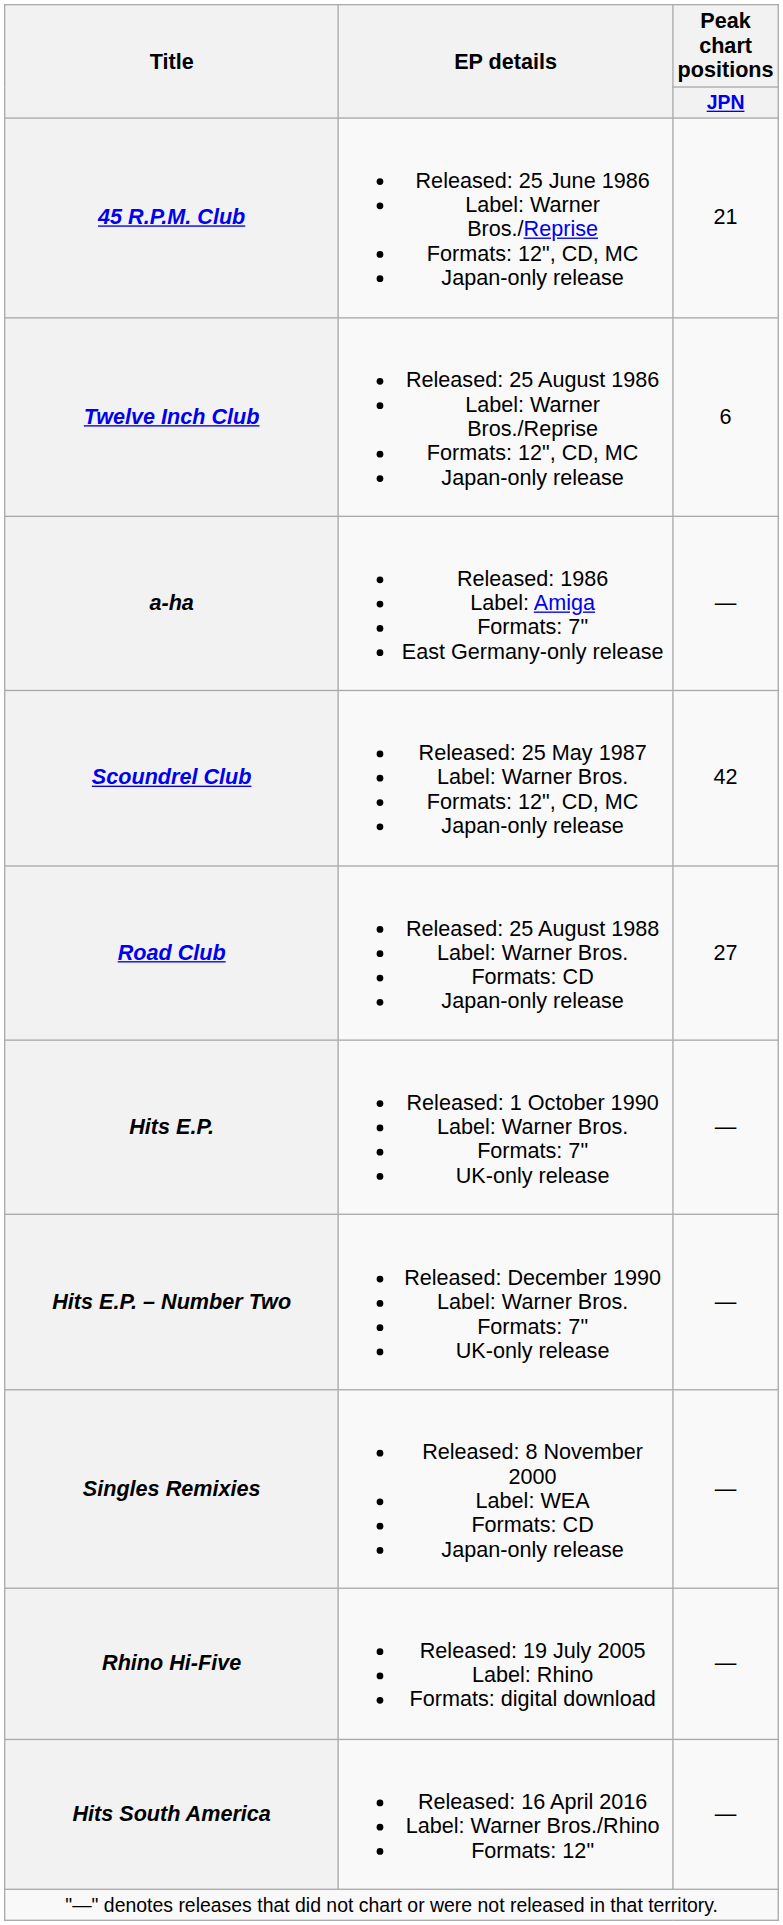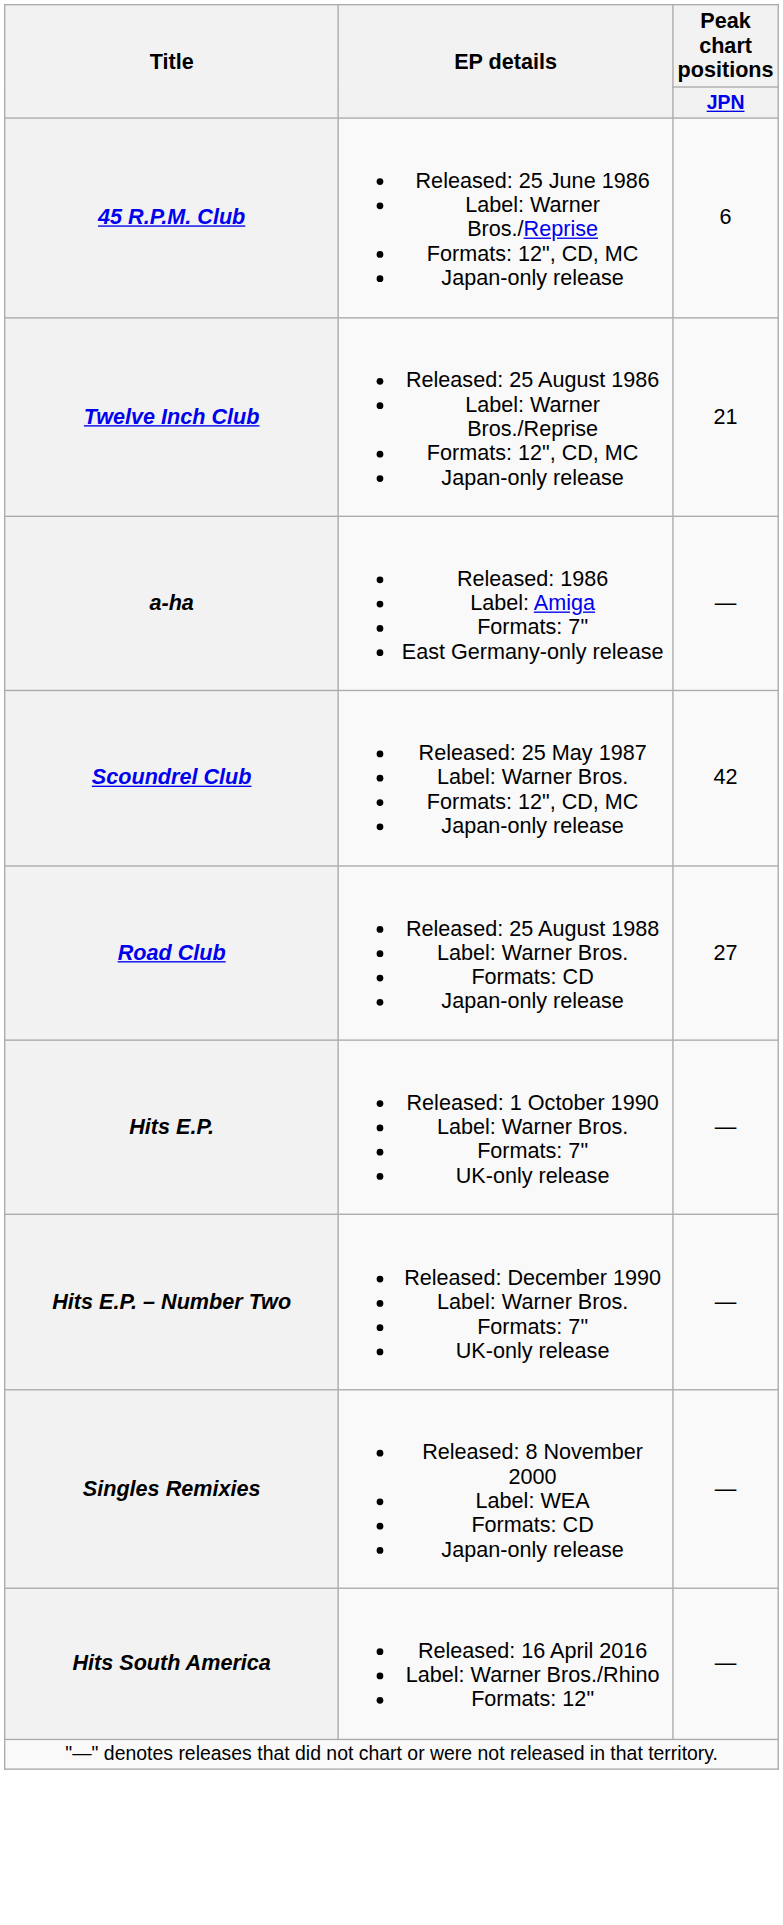(726, 217) 21 -> (726, 217) 6
(726, 416) 6 -> (726, 416) 21
- row: (172, 1663)
